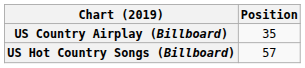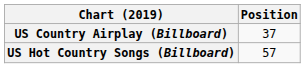(269, 33) 35 -> (269, 33) 37
